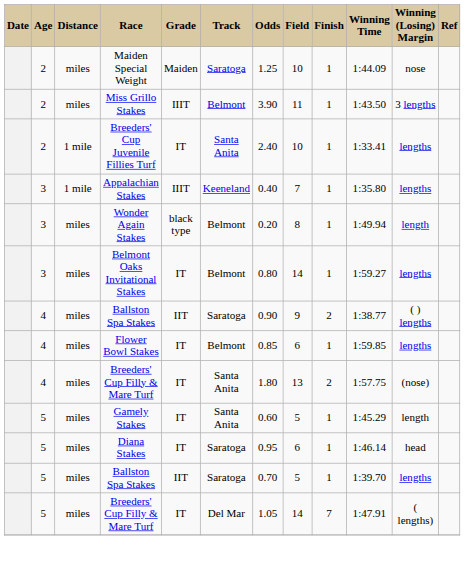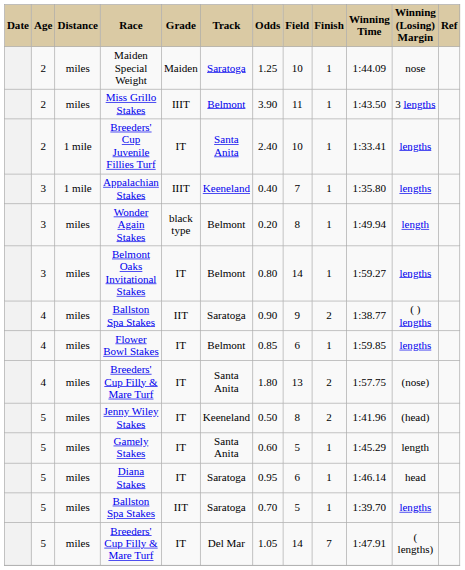+ row: (43, 418)
